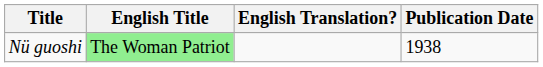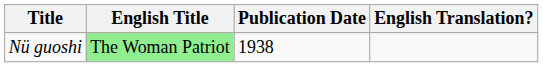columns swapped: (469, 18) <-> (318, 18)
